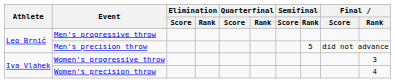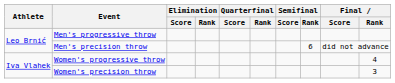(310, 47) 5 -> (310, 47) 6
(375, 59) 3 -> (375, 59) 4
(375, 71) 4 -> (375, 71) 3
